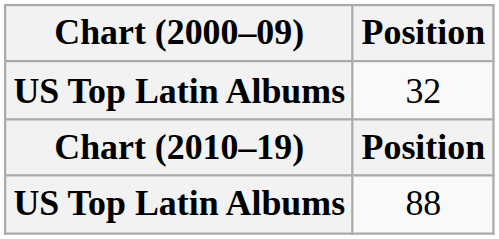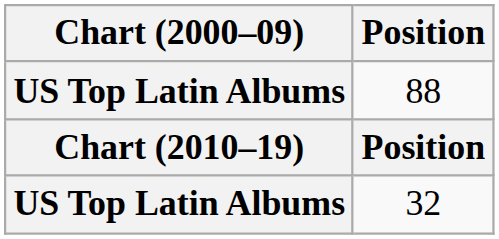rows swapped: (423, 203) <-> (423, 89)
